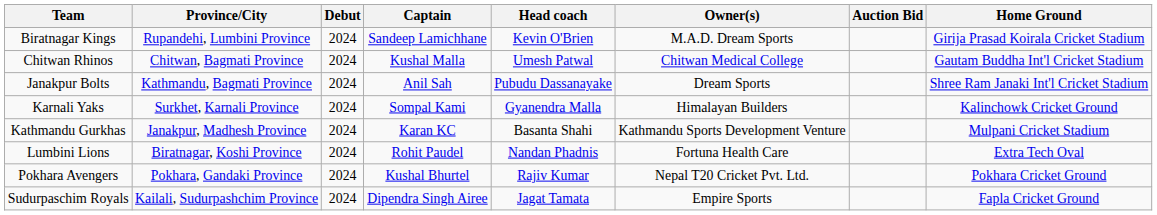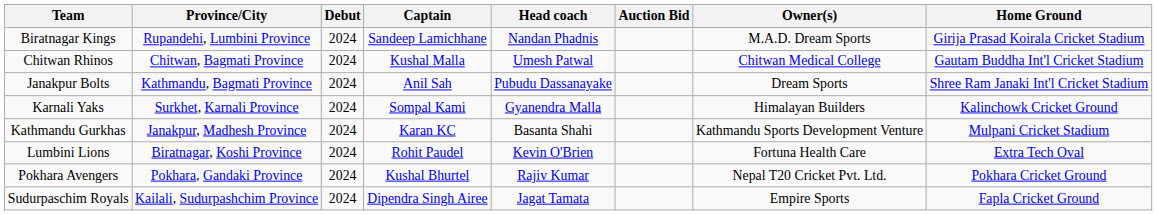columns swapped: (732, 16) <-> (888, 16)
(553, 39) Kevin O'Brien -> (553, 39) Nandan Phadnis
(553, 153) Nandan Phadnis -> (553, 153) Kevin O'Brien
